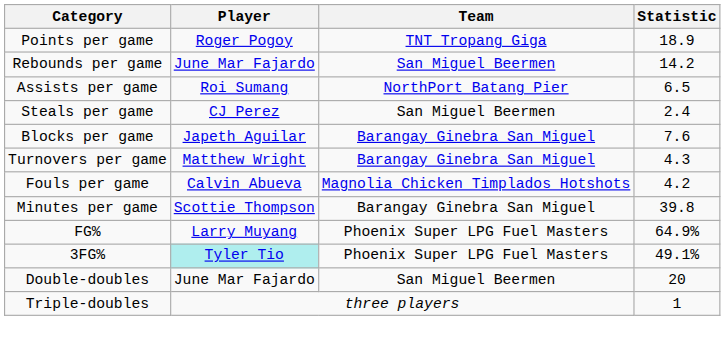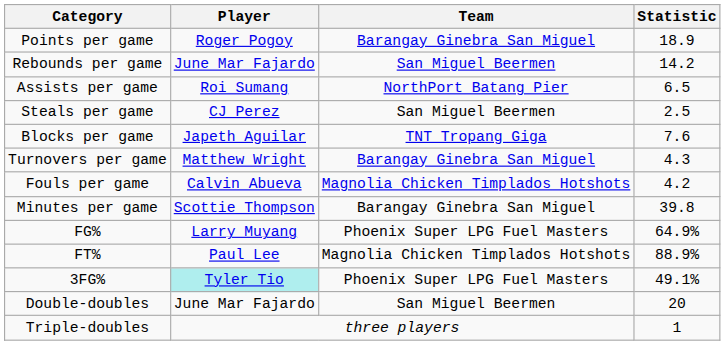(476, 40) TNT Tropang Giga -> (476, 40) Barangay Ginebra San Miguel
(677, 112) 2.4 -> (677, 112) 2.5
(476, 136) Barangay Ginebra San Miguel -> (476, 136) TNT Tropang Giga
+ row: (87, 256)
